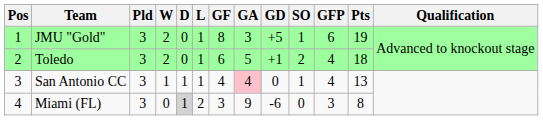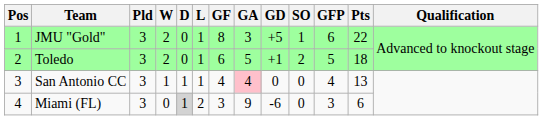(361, 37) 19 -> (361, 37) 22
(331, 59) 4 -> (331, 59) 5
(301, 81) 1 -> (301, 81) 0
(361, 103) 8 -> (361, 103) 6
